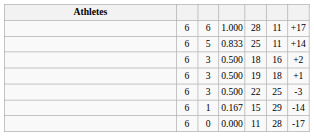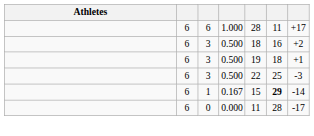- row: (208, 44)
(277, 108) normal -> (277, 92) bold
